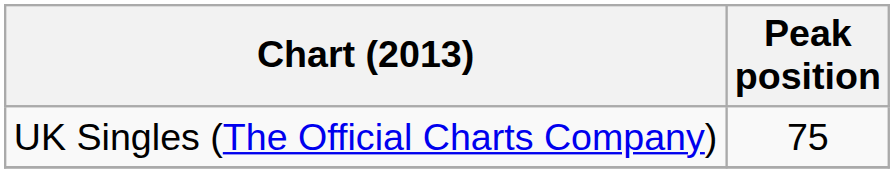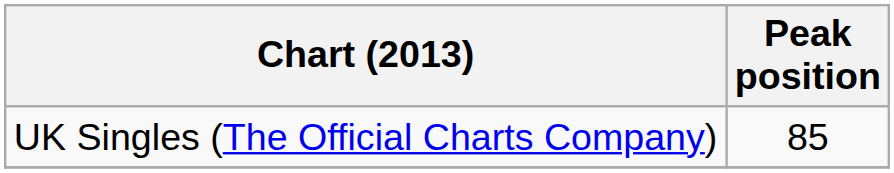(808, 136) 75 -> (808, 136) 85
